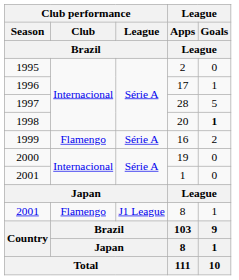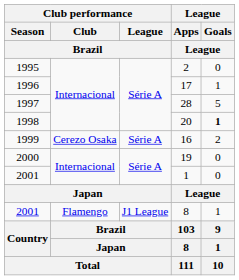(83, 139) Flamengo -> (85, 139) Cerezo Osaka
